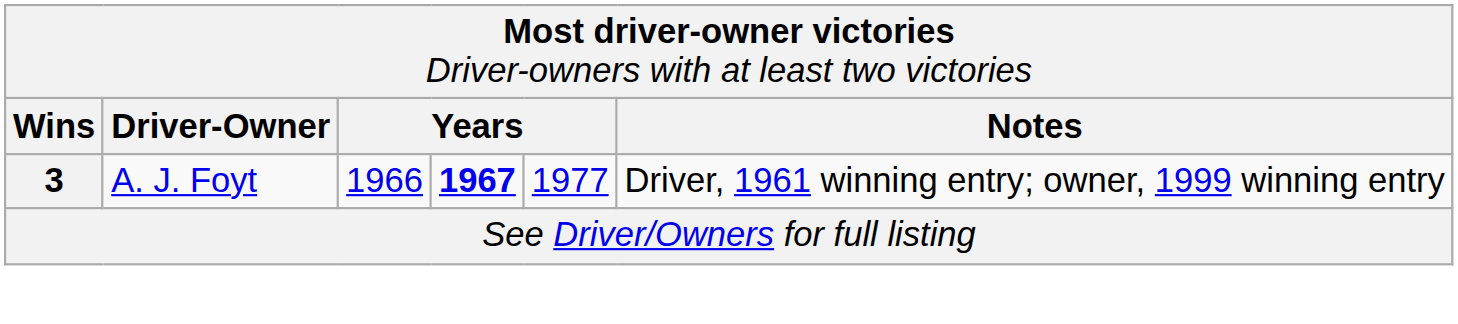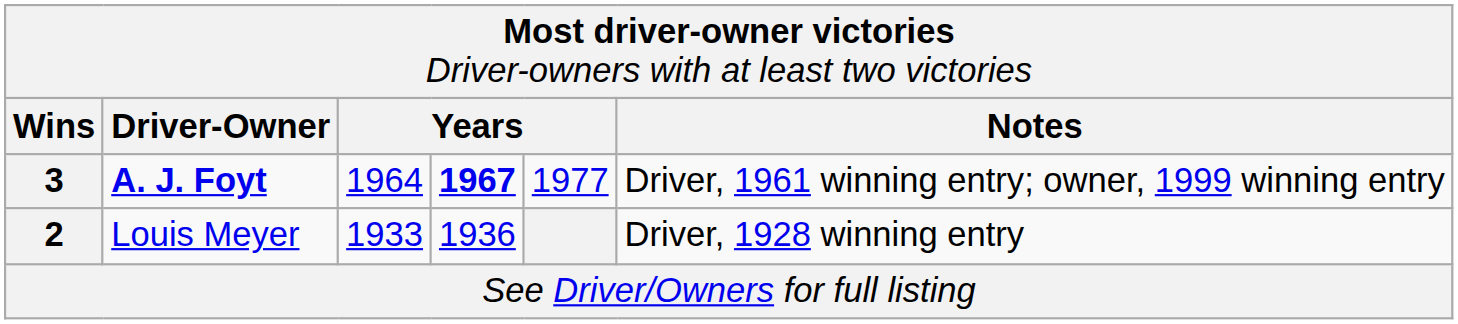(184, 180) normal -> (189, 180) bold
(385, 180) 1966 -> (385, 180) 1964
+ row: (54, 235)
